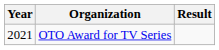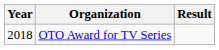(20, 34) 2021 -> (20, 34) 2018
